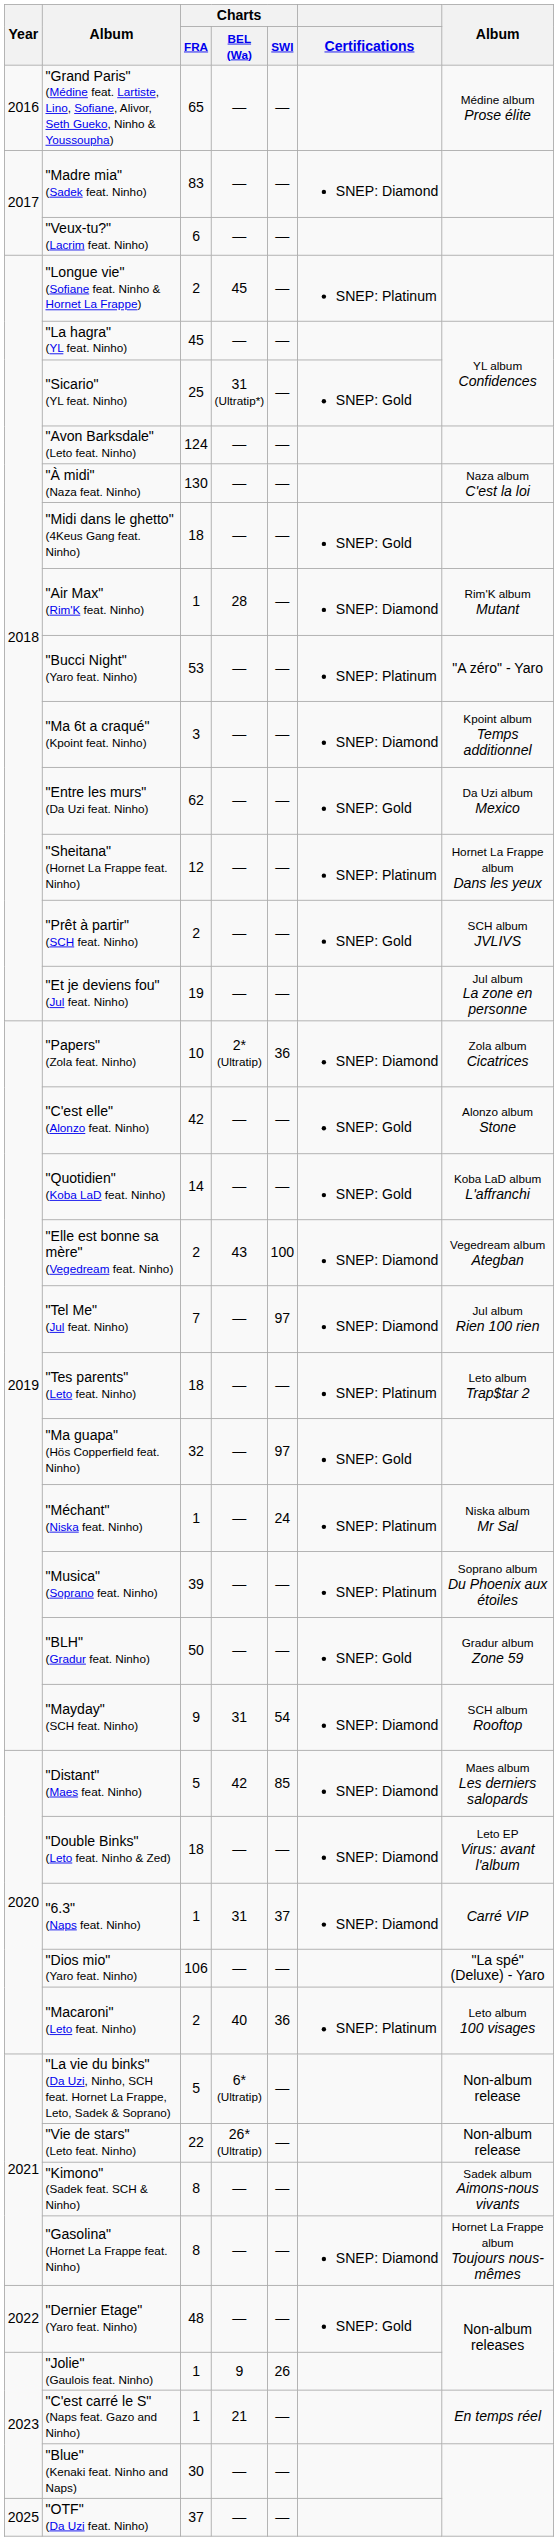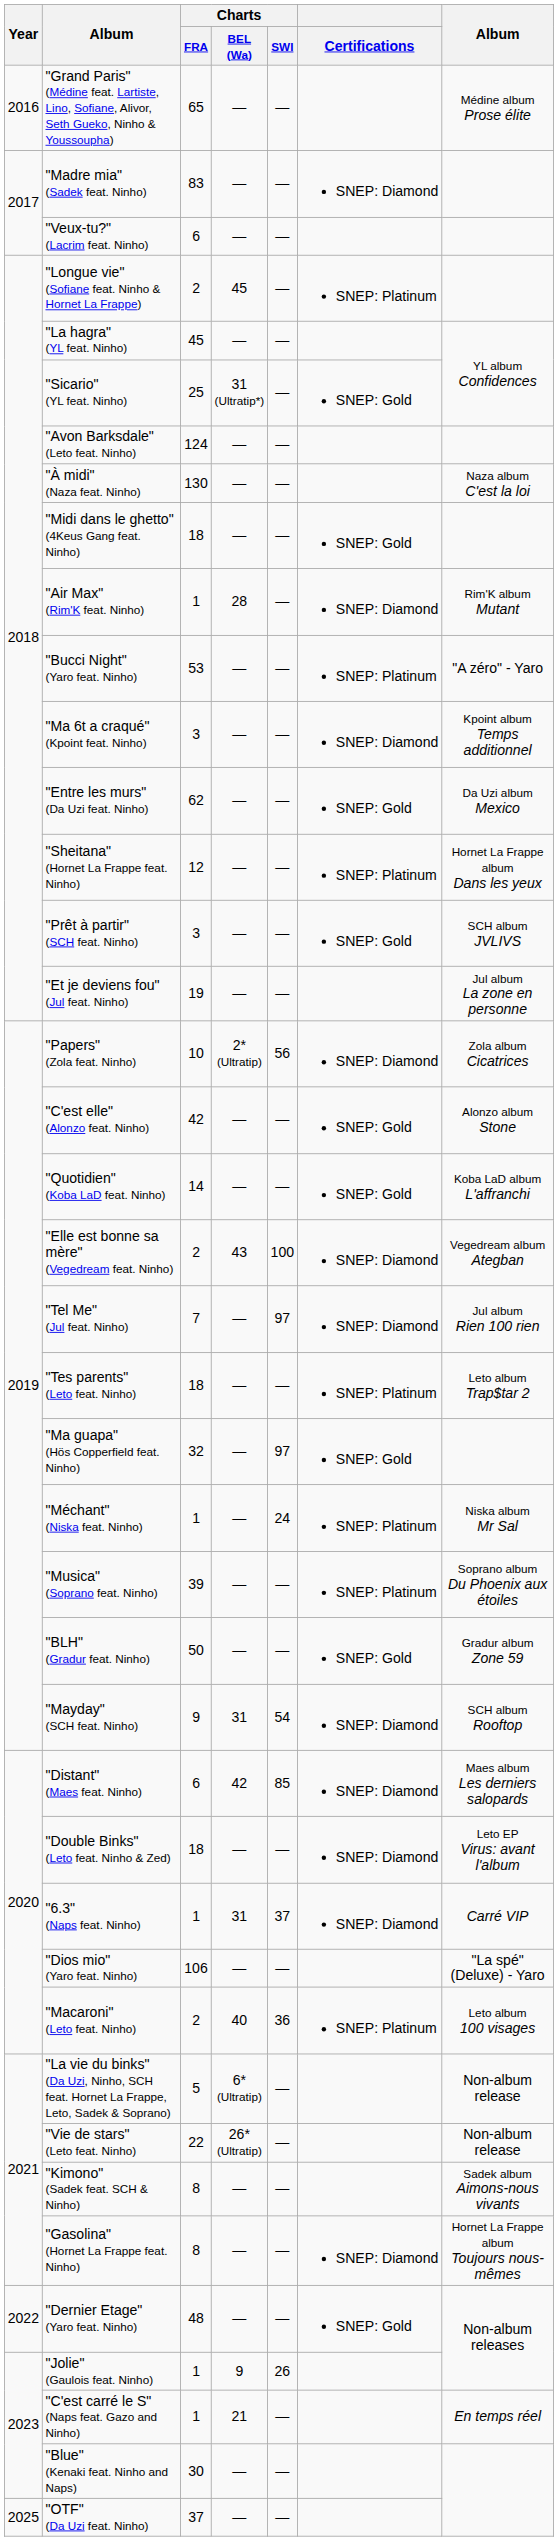(196, 933) 2 -> (196, 933) 3
(282, 1053) 36 -> (282, 1053) 56
(196, 1783) 5 -> (196, 1783) 6
